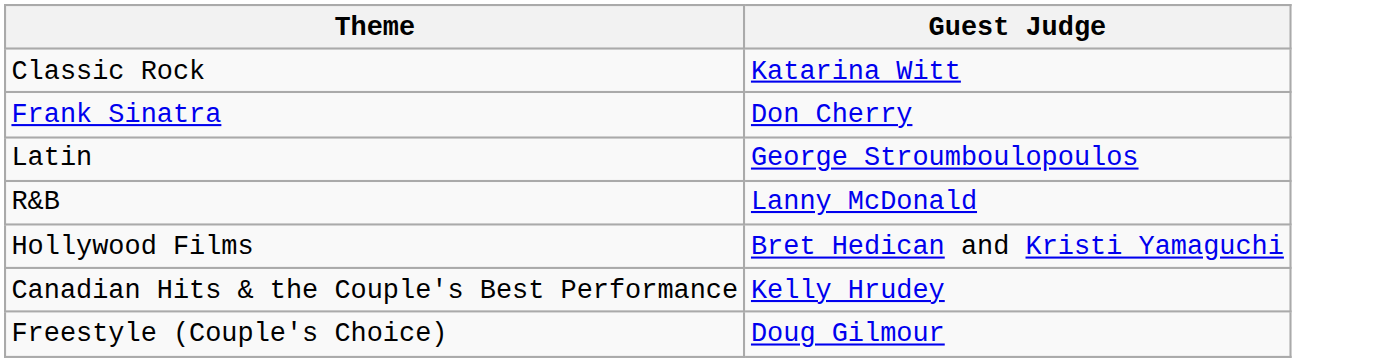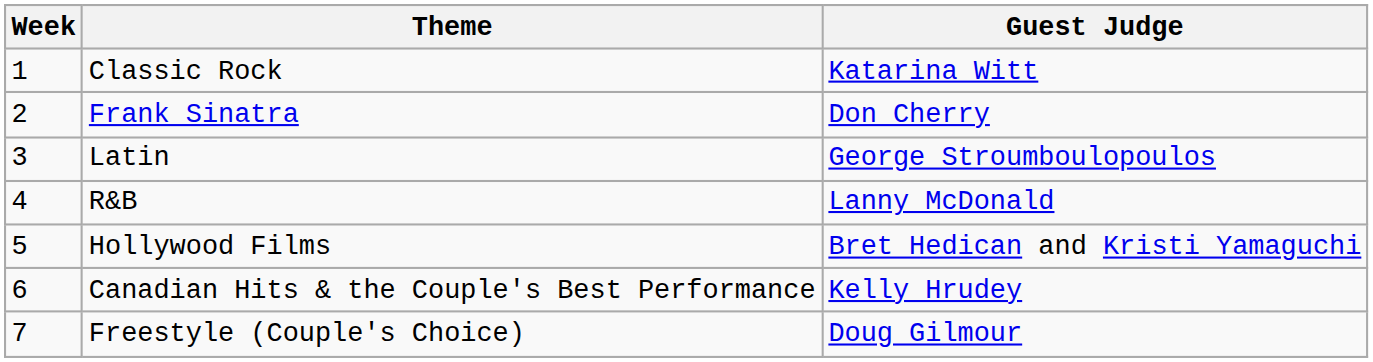+ column: (44, 27)
